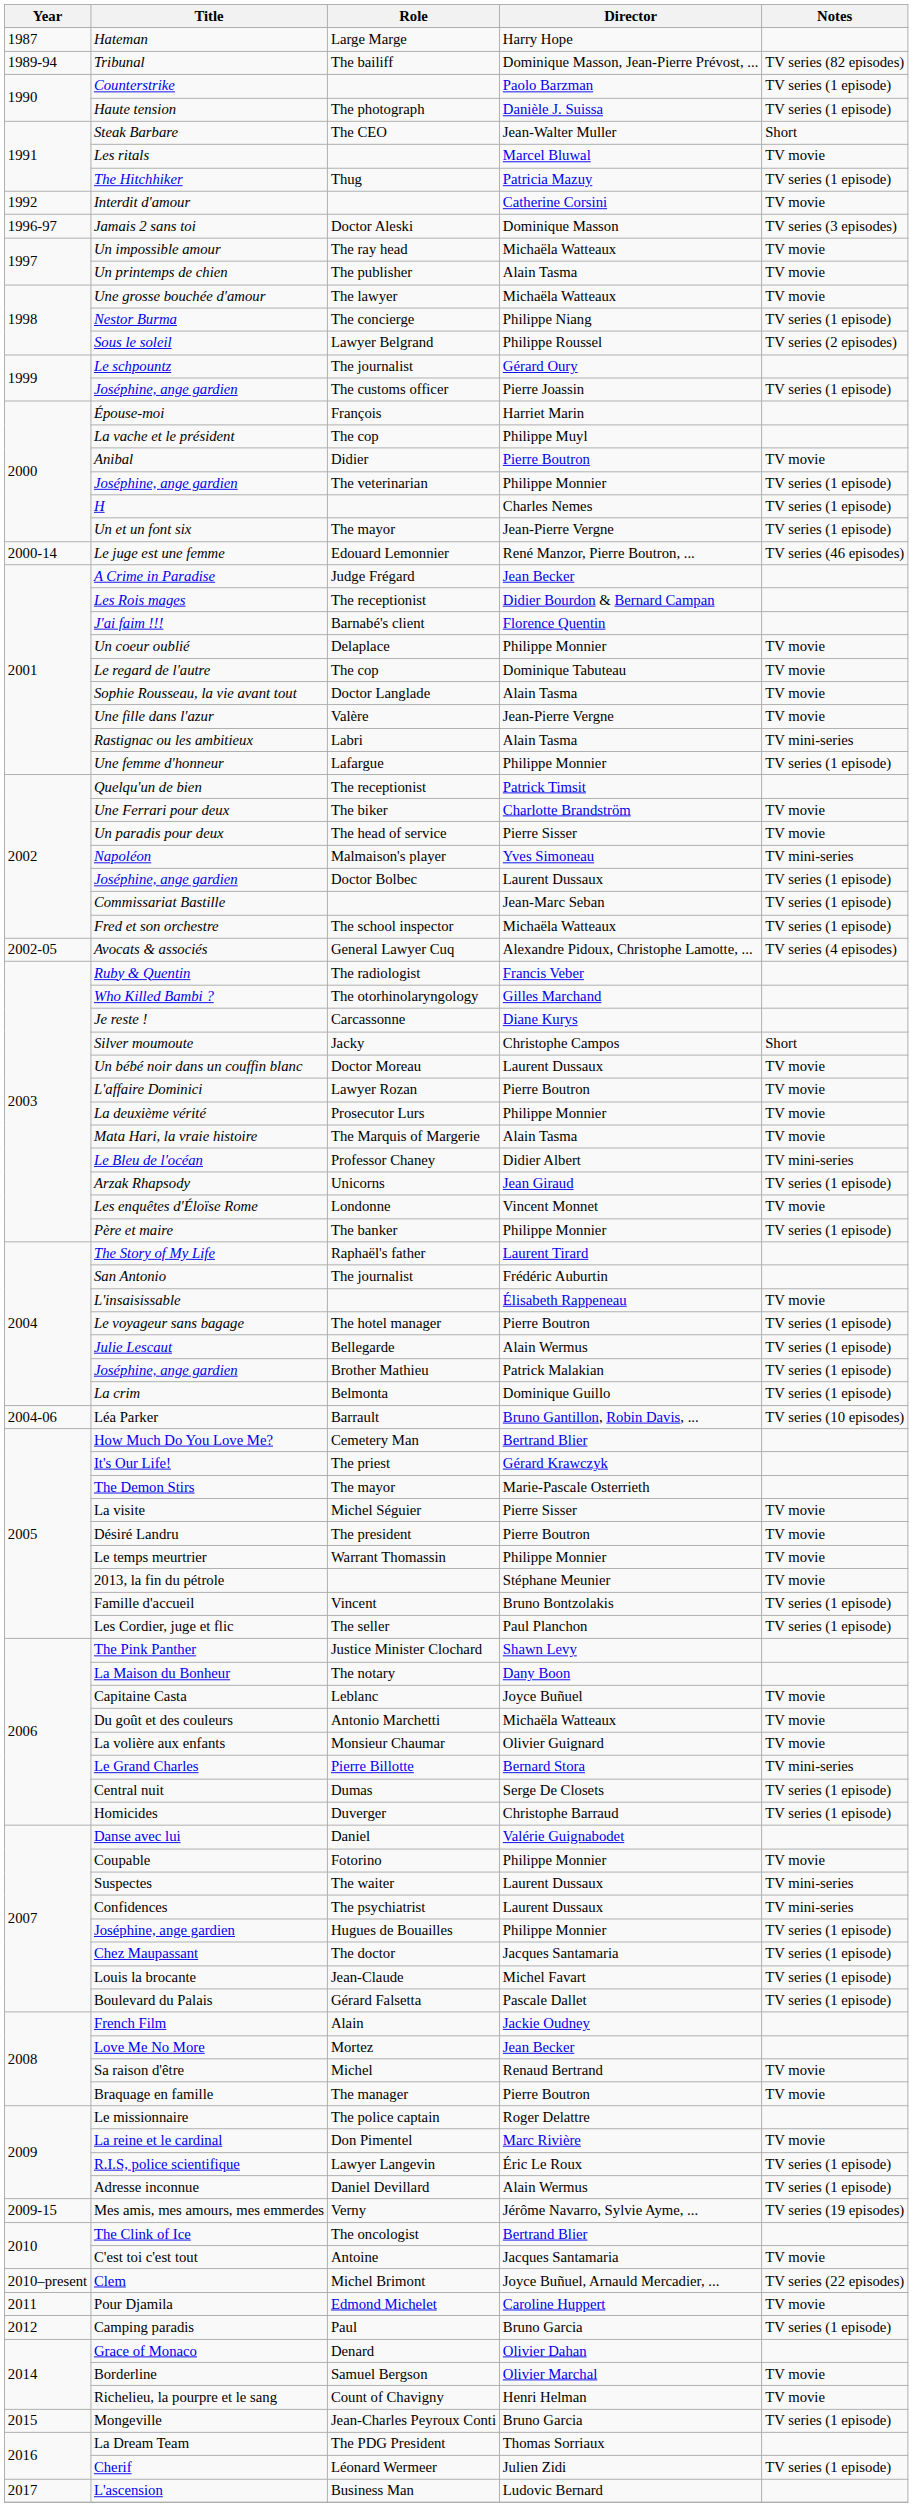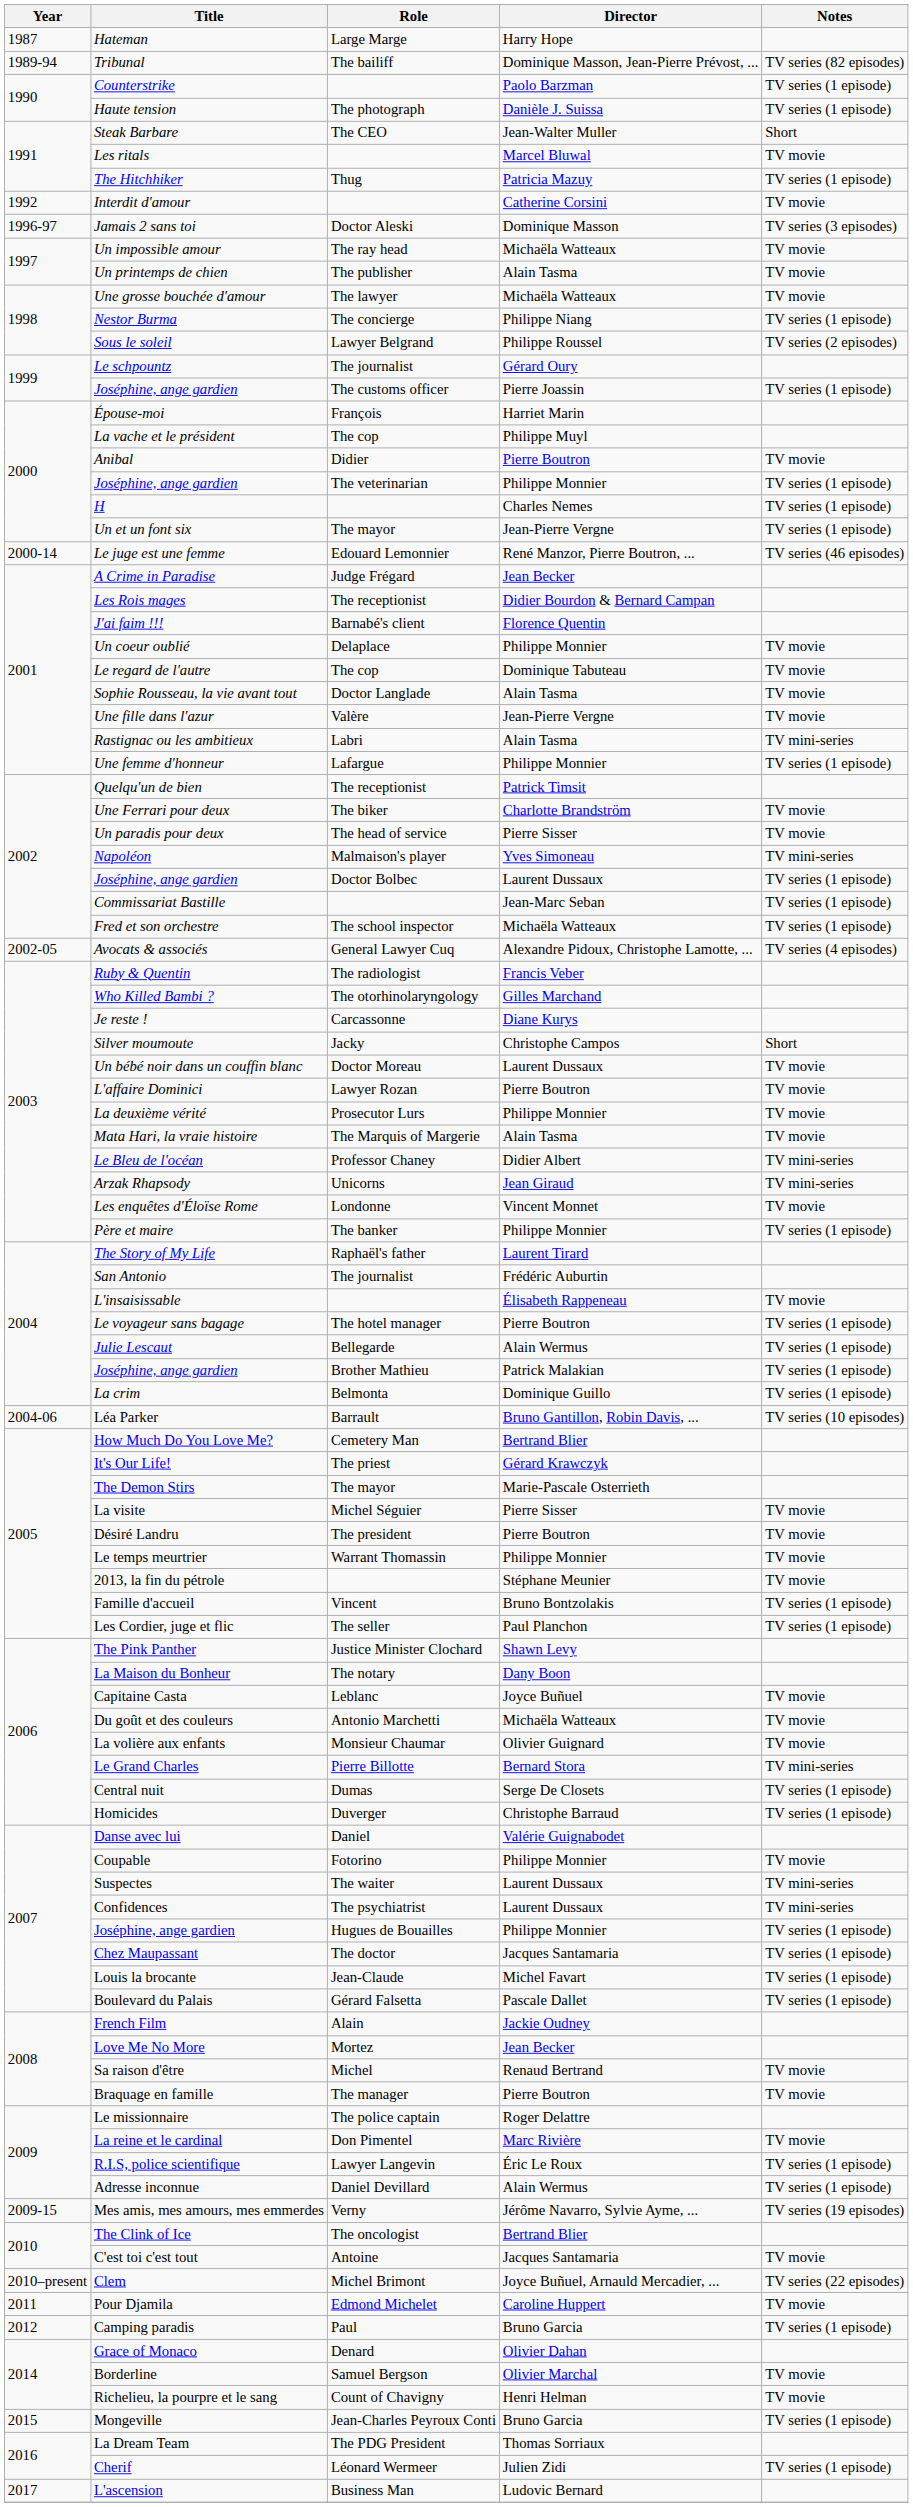(828, 1183) TV series (1 episode) -> (809, 1183) TV mini-series
